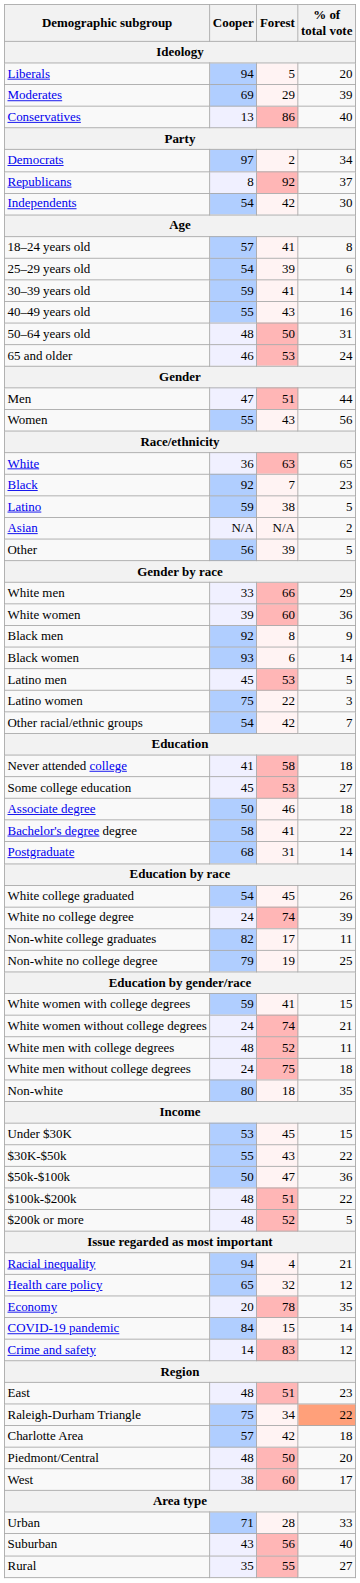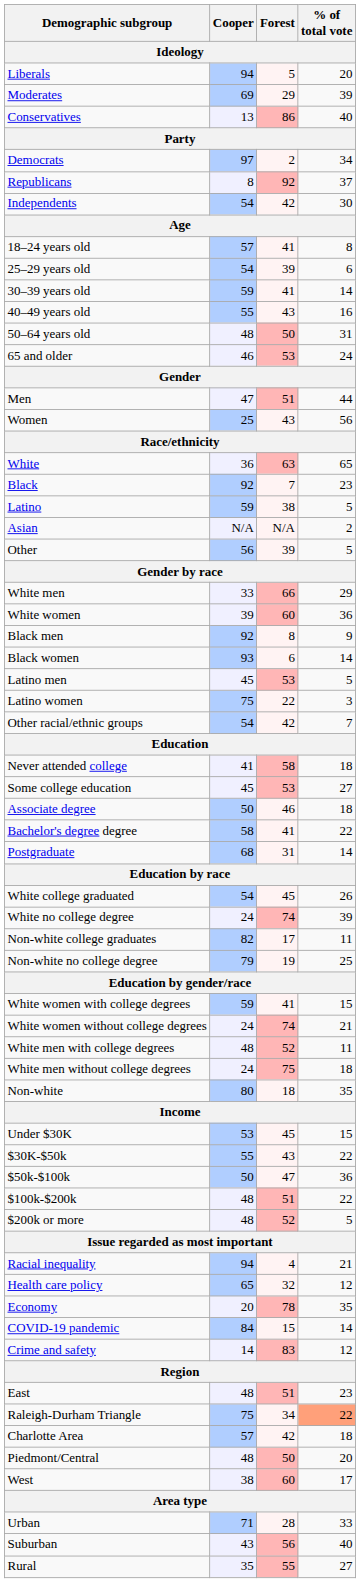(247, 420) 55 -> (247, 420) 25
